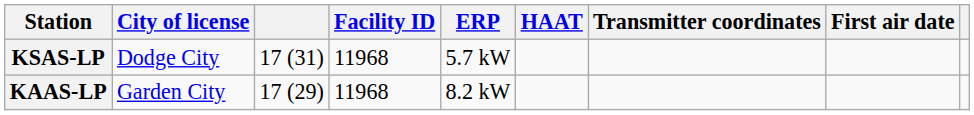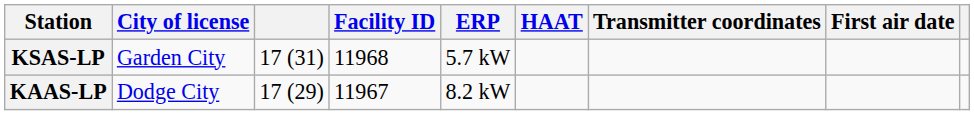(168, 57) Dodge City -> (171, 57) Garden City
(171, 92) Garden City -> (168, 92) Dodge City
(361, 92) 11968 -> (361, 92) 11967
